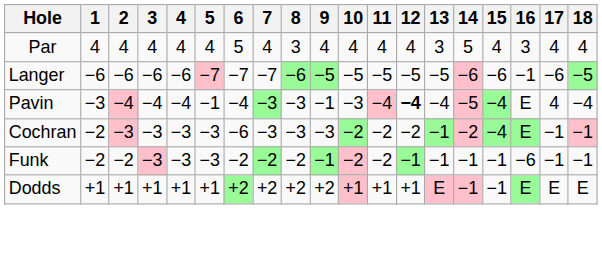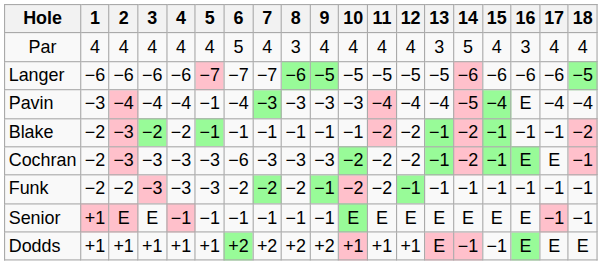(525, 75) −1 -> (525, 75) −6
(325, 103) −1 -> (325, 103) −3
(411, 103) bold -> (411, 103) normal
(554, 103) 4 -> (554, 103) −4
+ row: (31, 132)
(497, 132) −4 -> (497, 160) −1
(554, 132) −1 -> (554, 160) E
(525, 160) −6 -> (525, 189) −1
+ row: (35, 217)
